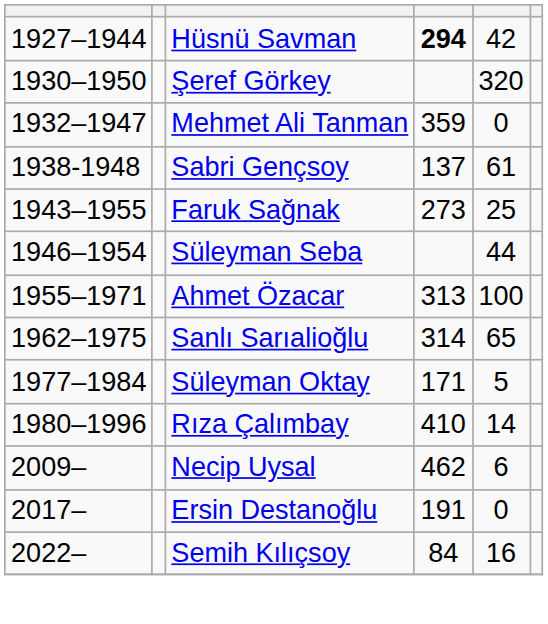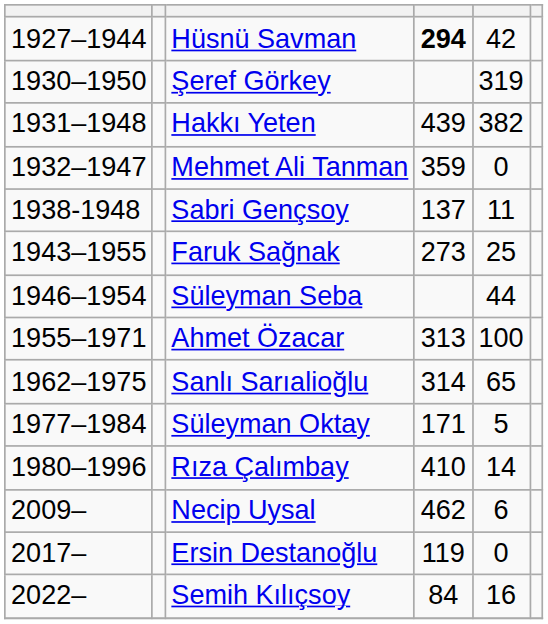(501, 81) 320 -> (501, 81) 319
+ row: (244, 124)
(501, 167) 61 -> (501, 209) 11
(443, 510) 191 -> (443, 553) 119
